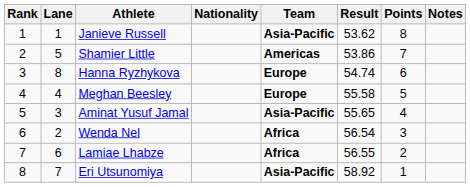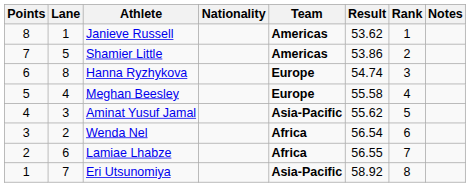columns swapped: (23, 14) <-> (403, 14)
(299, 34) Asia-Pacific -> (300, 34) Americas
(359, 113) 55.65 -> (367, 113) 55.62
